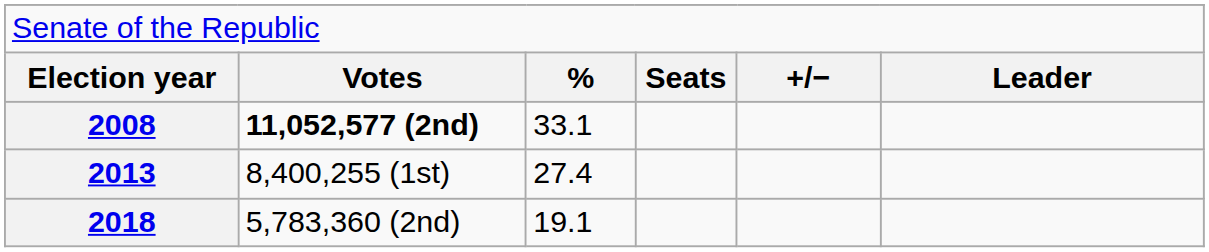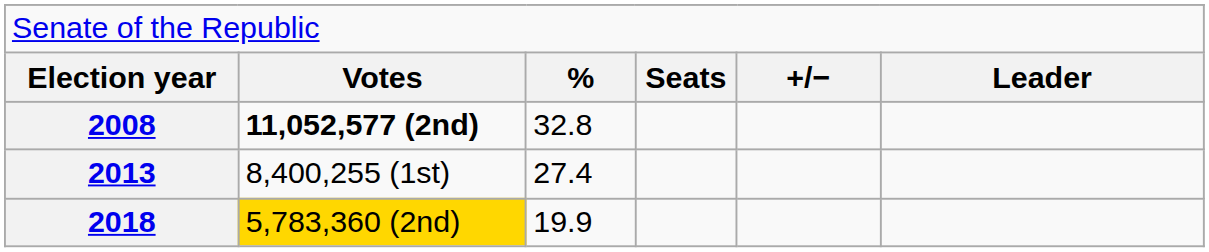(563, 125) 33.1 -> (563, 125) 32.8
(353, 221) no background -> (353, 221) gold background
(563, 221) 19.1 -> (563, 221) 19.9
